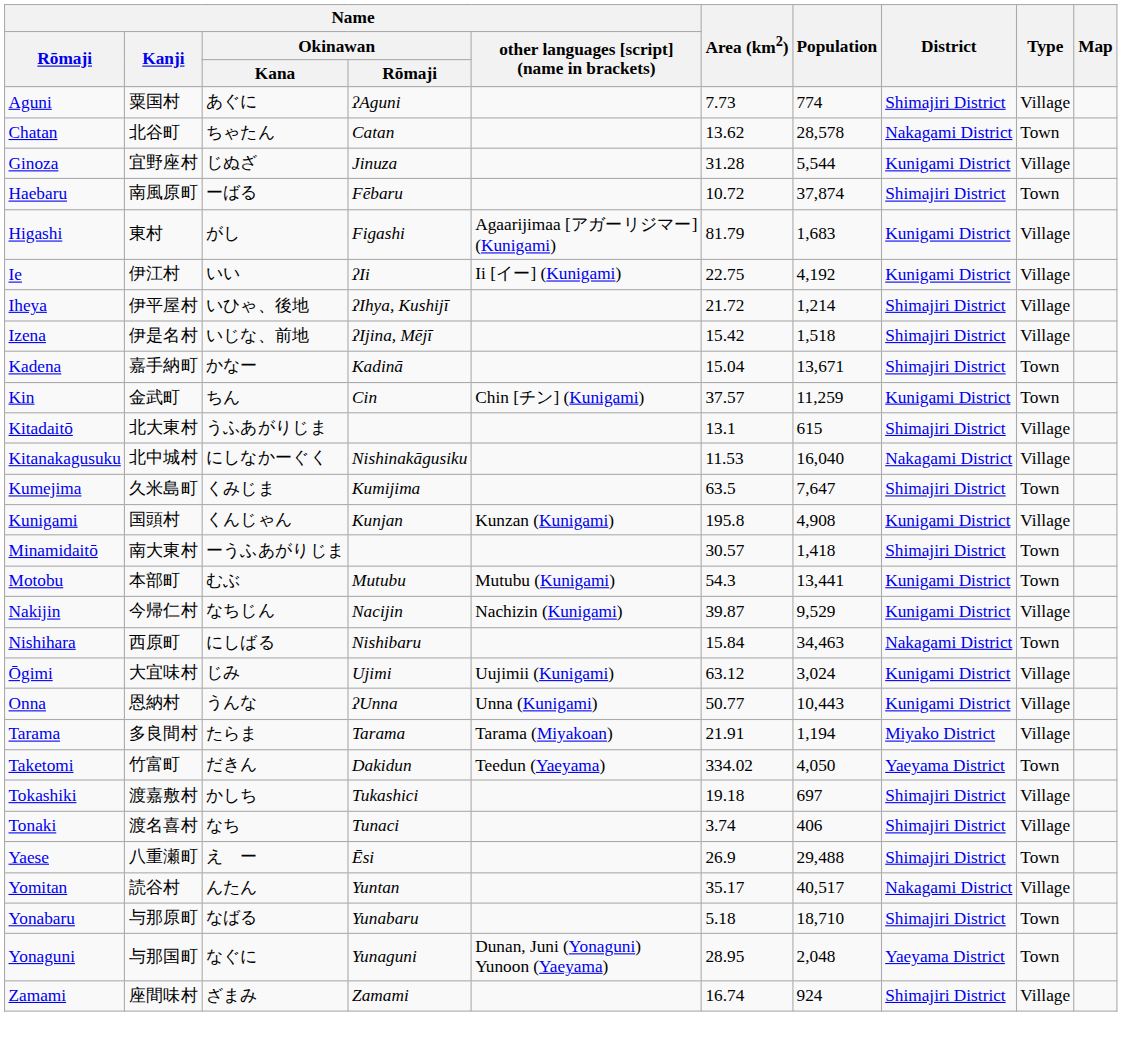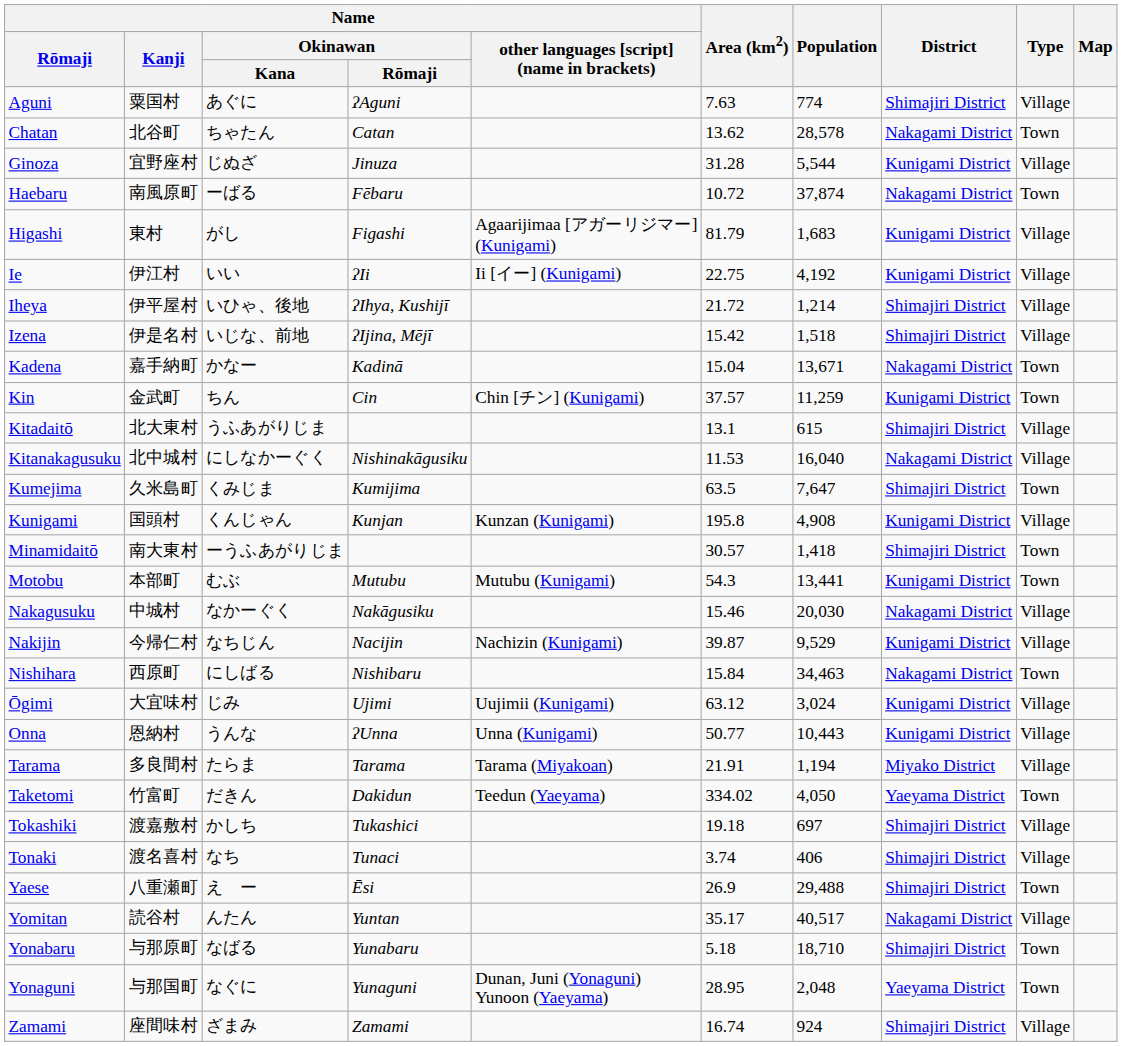(721, 102) 7.73 -> (721, 102) 7.63
(945, 193) Shimajiri District -> (949, 193) Nakagami District
(945, 366) Shimajiri District -> (949, 366) Nakagami District
+ row: (52, 611)
